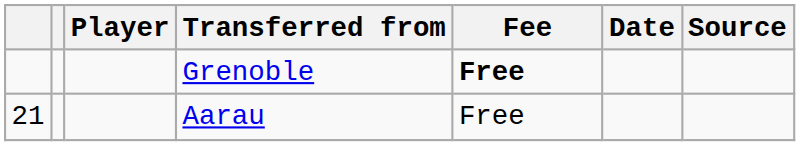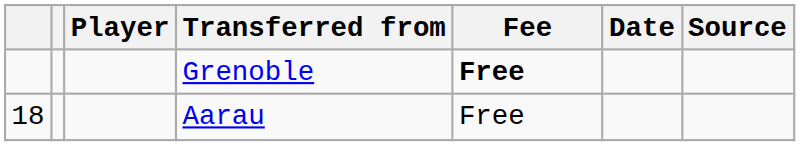(28, 117) 21 -> (28, 117) 18
